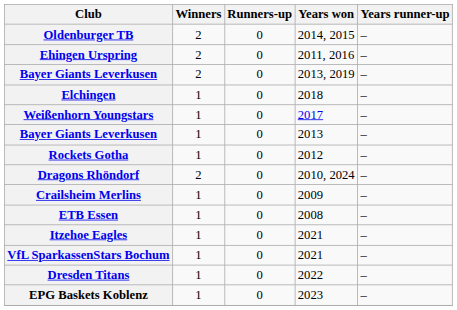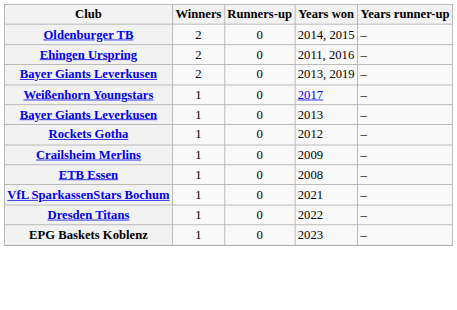- row: (88, 94)
- row: (88, 174)
- row: (88, 235)
